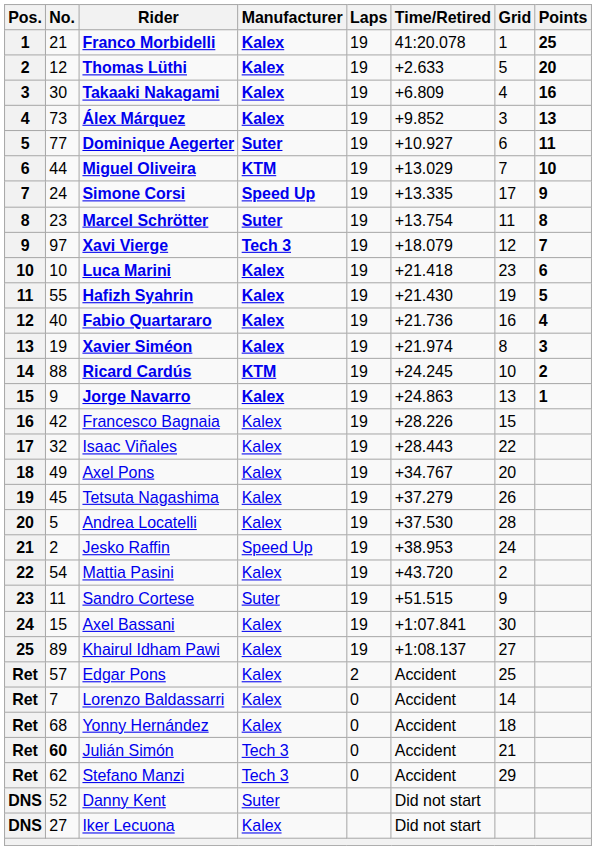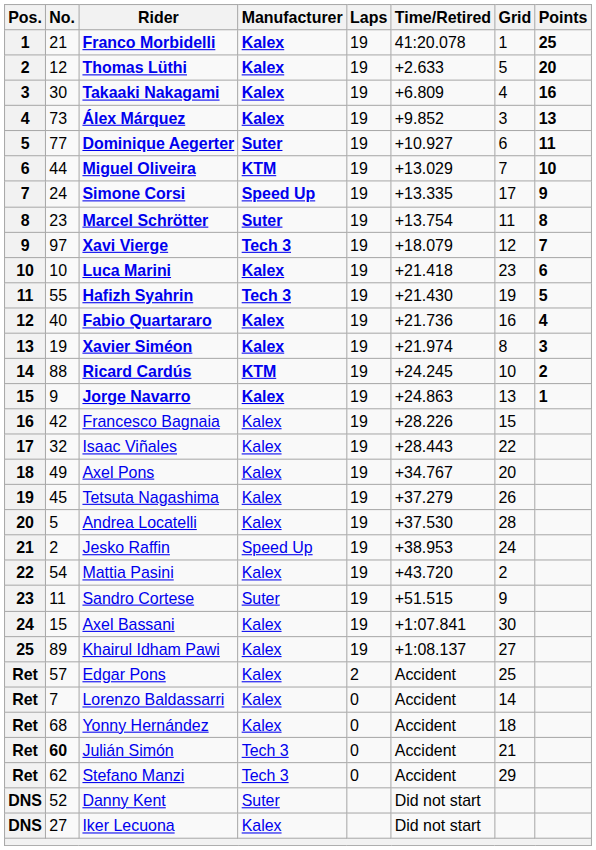(263, 295) Kalex -> (266, 295) Tech 3
